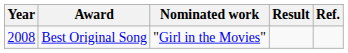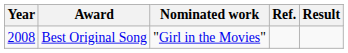columns swapped: (291, 15) <-> (328, 15)
